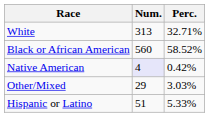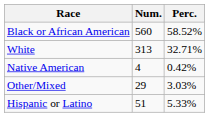rows swapped: (21, 31) <-> (68, 49)
(138, 67) lavender background -> (138, 67) no background
